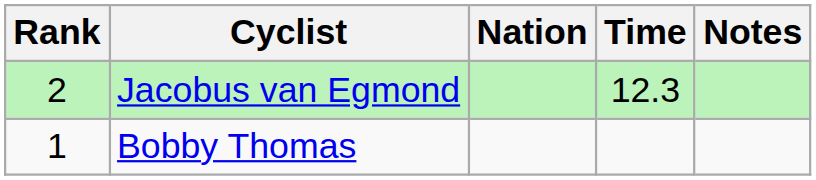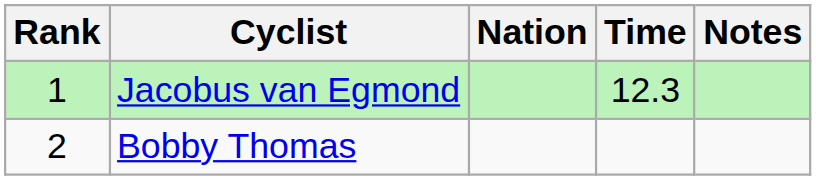(57, 89) 2 -> (57, 89) 1
(57, 145) 1 -> (57, 145) 2
